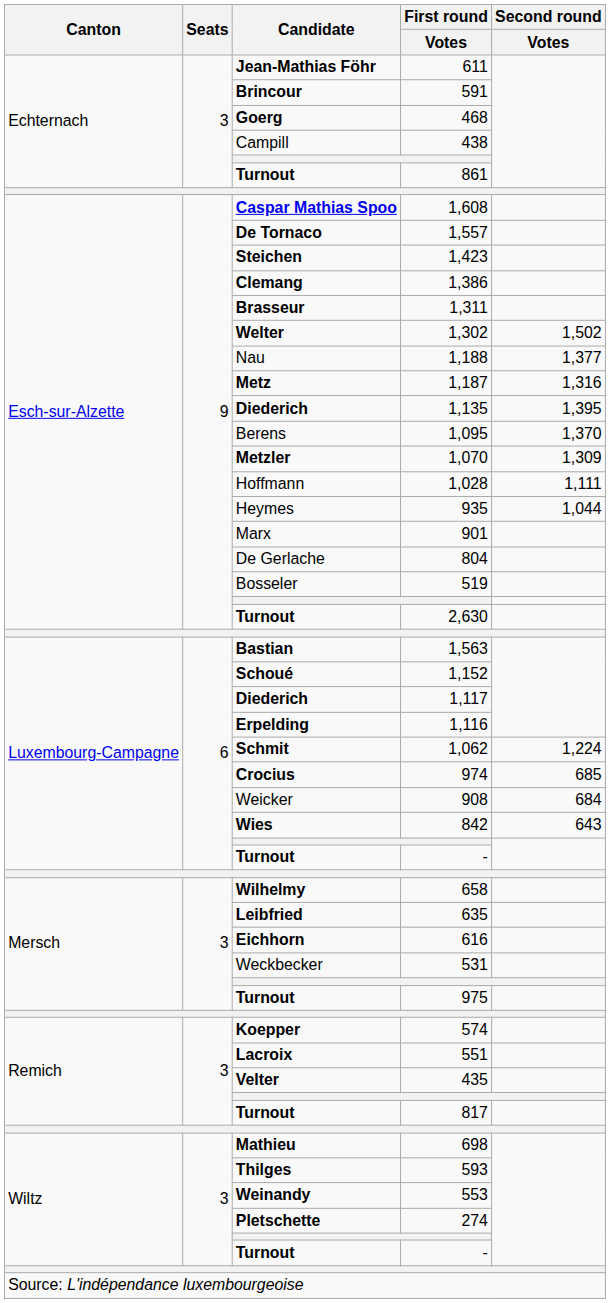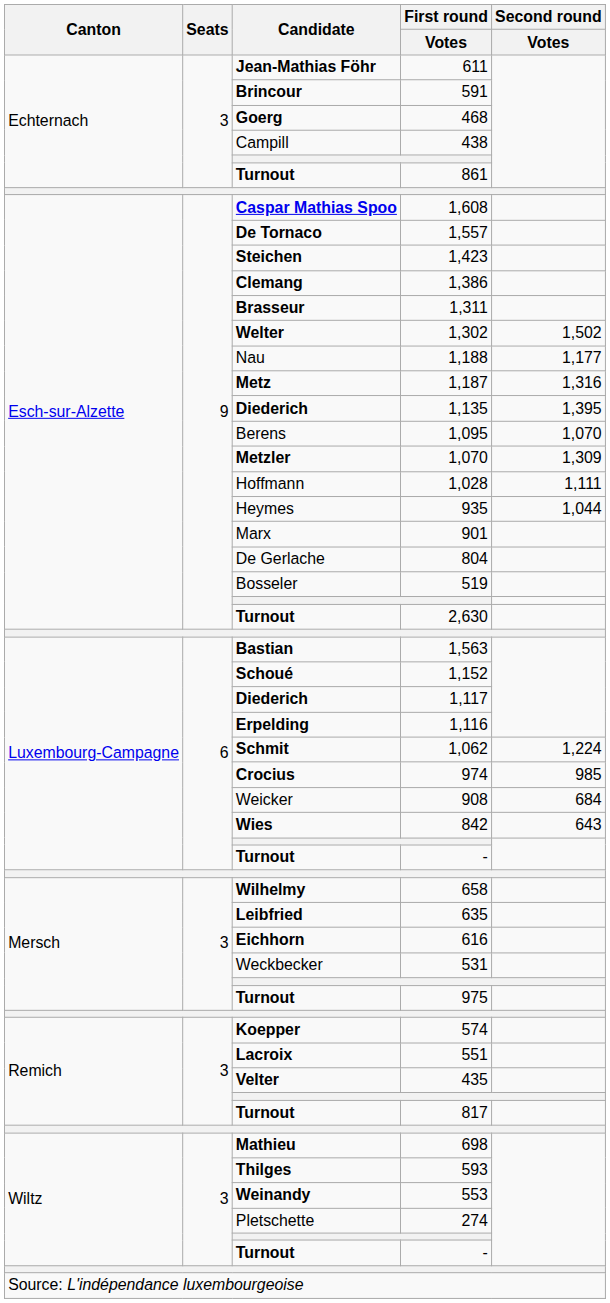(582, 358) 1,377 -> (582, 358) 1,177
(582, 433) 1,370 -> (582, 433) 1,070
(588, 774) 685 -> (588, 774) 985
(278, 1220) bold -> (275, 1220) normal
